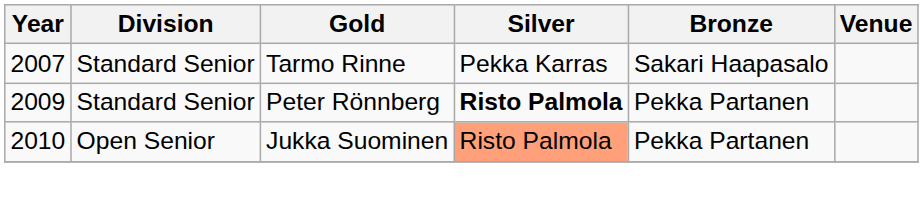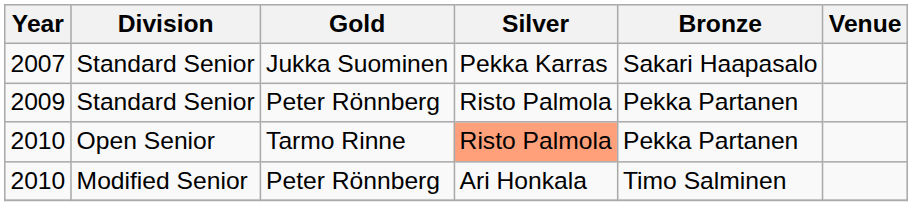(336, 63) Tarmo Rinne -> (357, 63) Jukka Suominen
(541, 102) bold -> (536, 102) normal
(357, 141) Jukka Suominen -> (336, 141) Tarmo Rinne
+ row: (38, 180)
